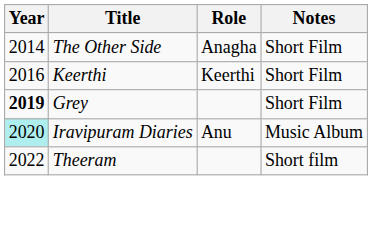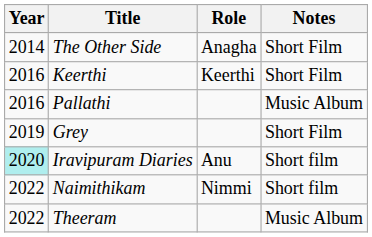+ row: (82, 103)
(27, 103) bold -> (27, 132) normal
(314, 132) Music Album -> (302, 160) Short film
+ row: (99, 189)
(302, 160) Short film -> (314, 217) Music Album
